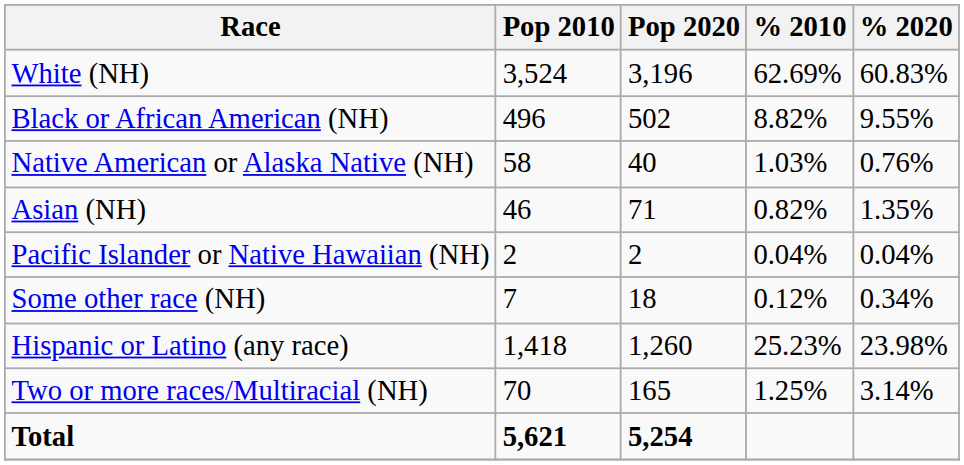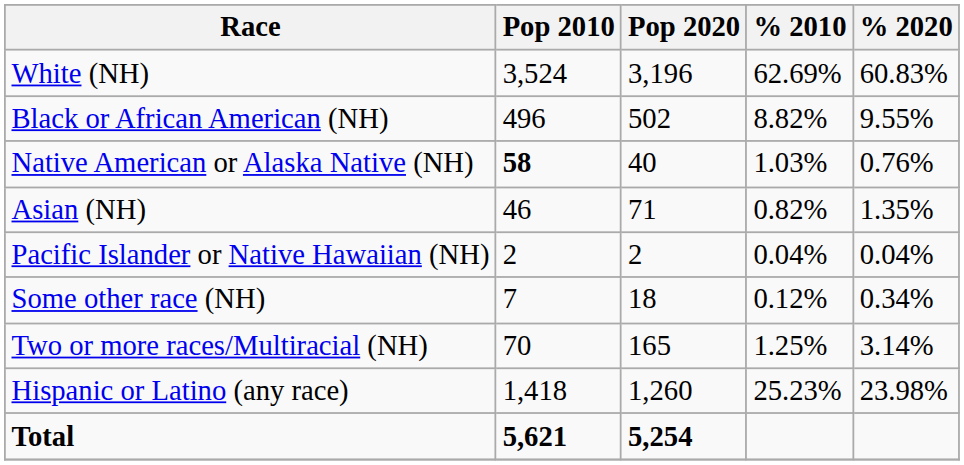(517, 163) normal -> (517, 163) bold
rows swapped: (220, 390) <-> (180, 345)
